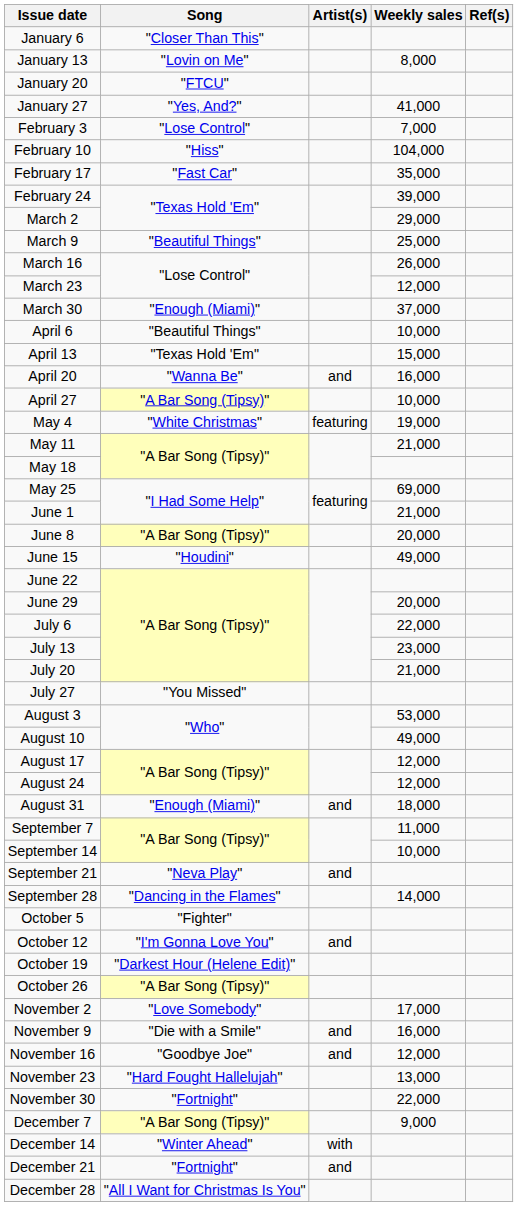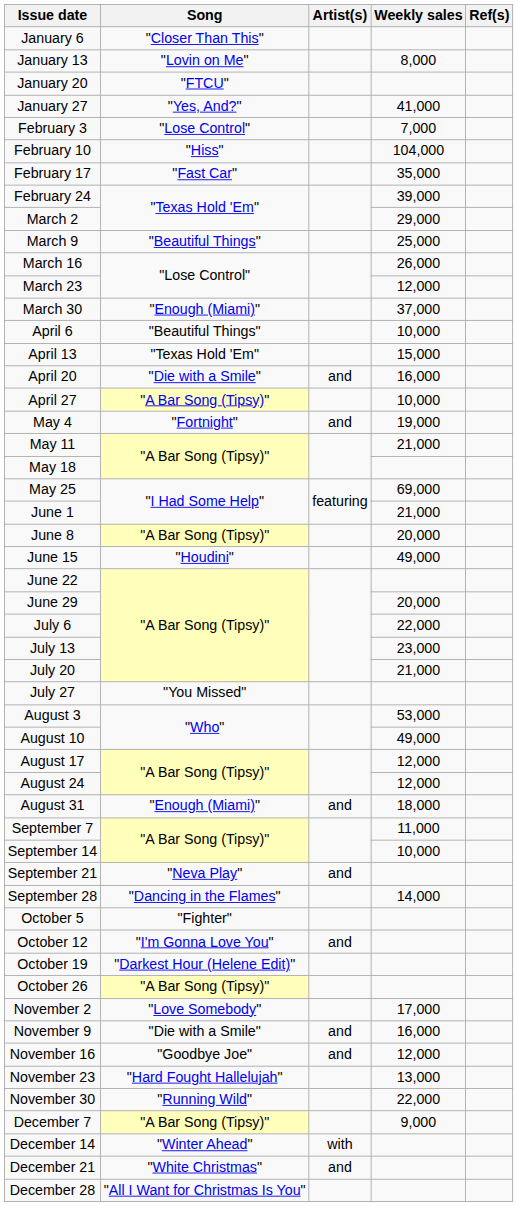(205, 377) "Wanna Be" -> (205, 377) "Die with a Smile"
(205, 422) "White Christmas" -> (205, 422) "Fortnight"
(340, 422) featuring -> (340, 422) and
(205, 1099) "Fortnight" -> (205, 1099) "Running Wild"
(205, 1167) "Fortnight" -> (205, 1167) "White Christmas"
